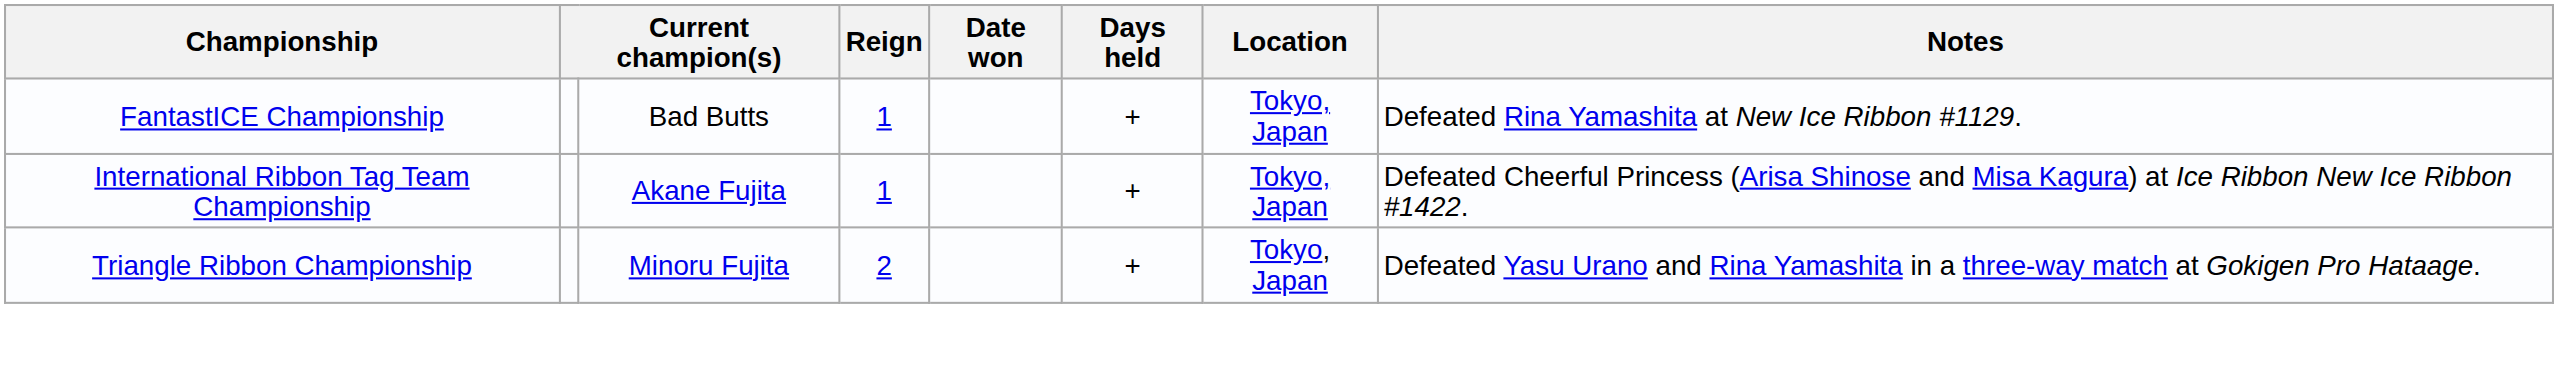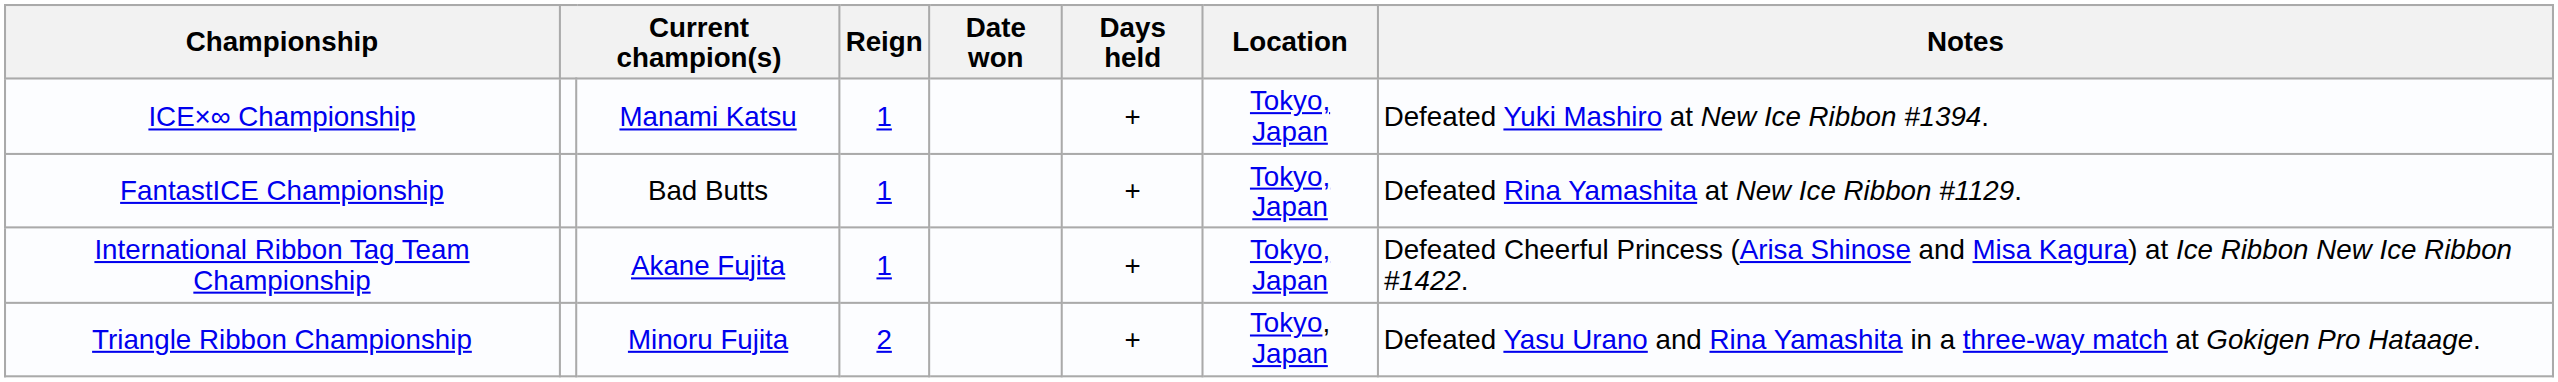+ row: (282, 116)
